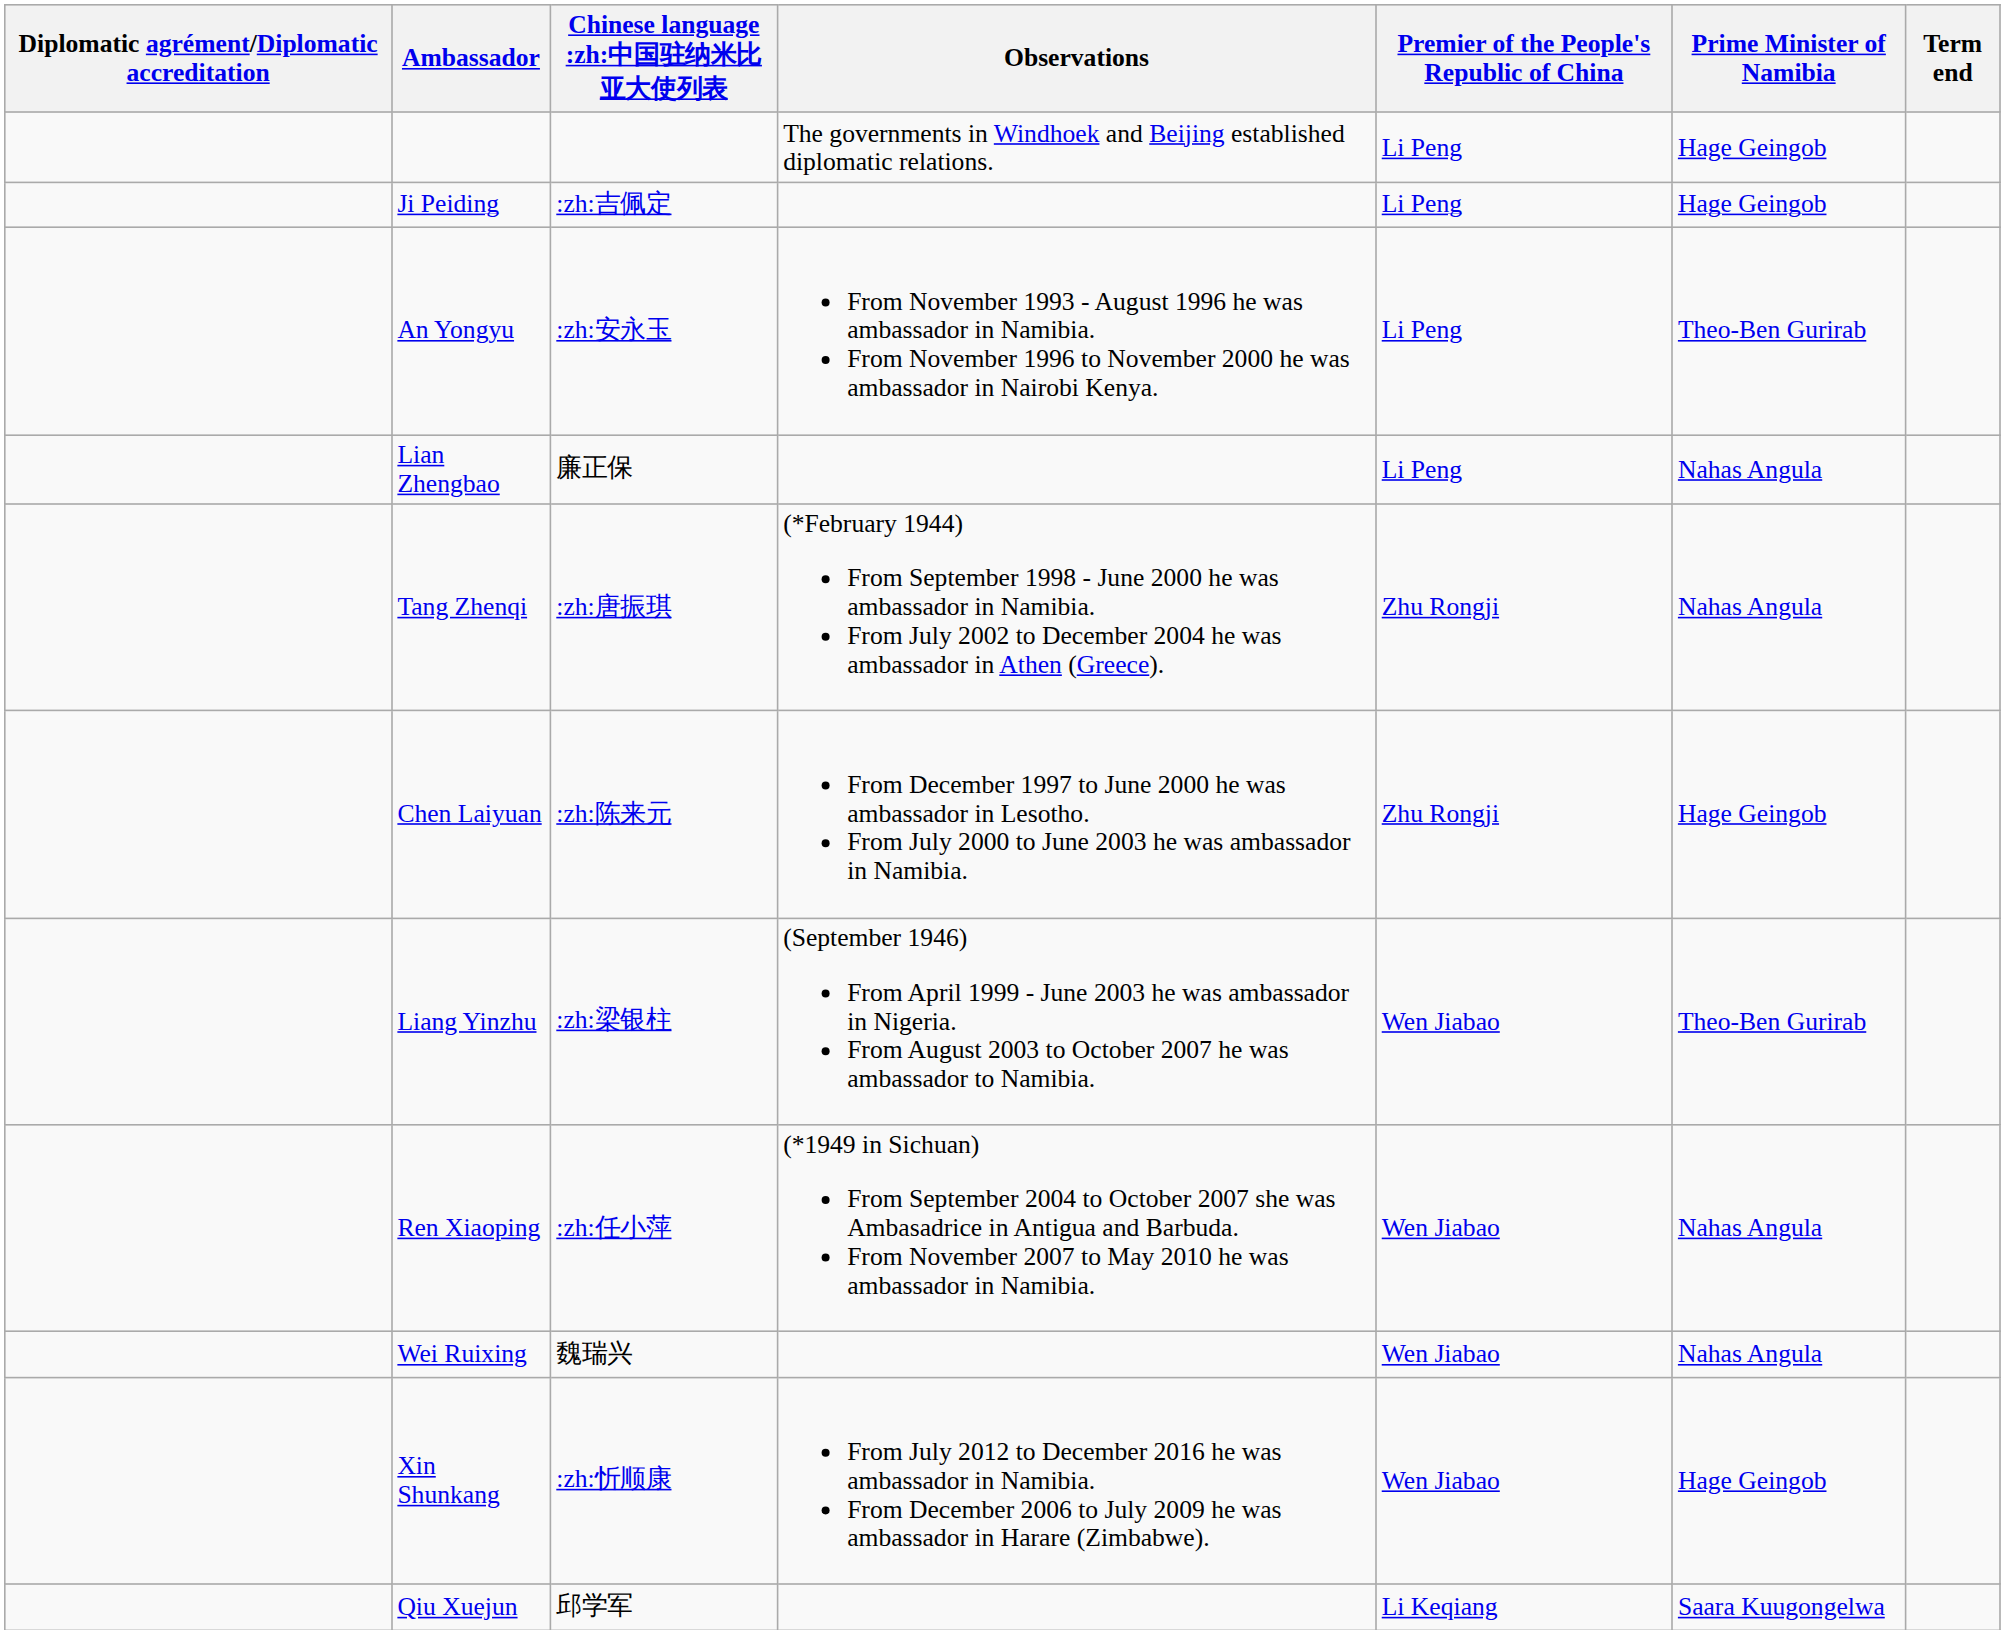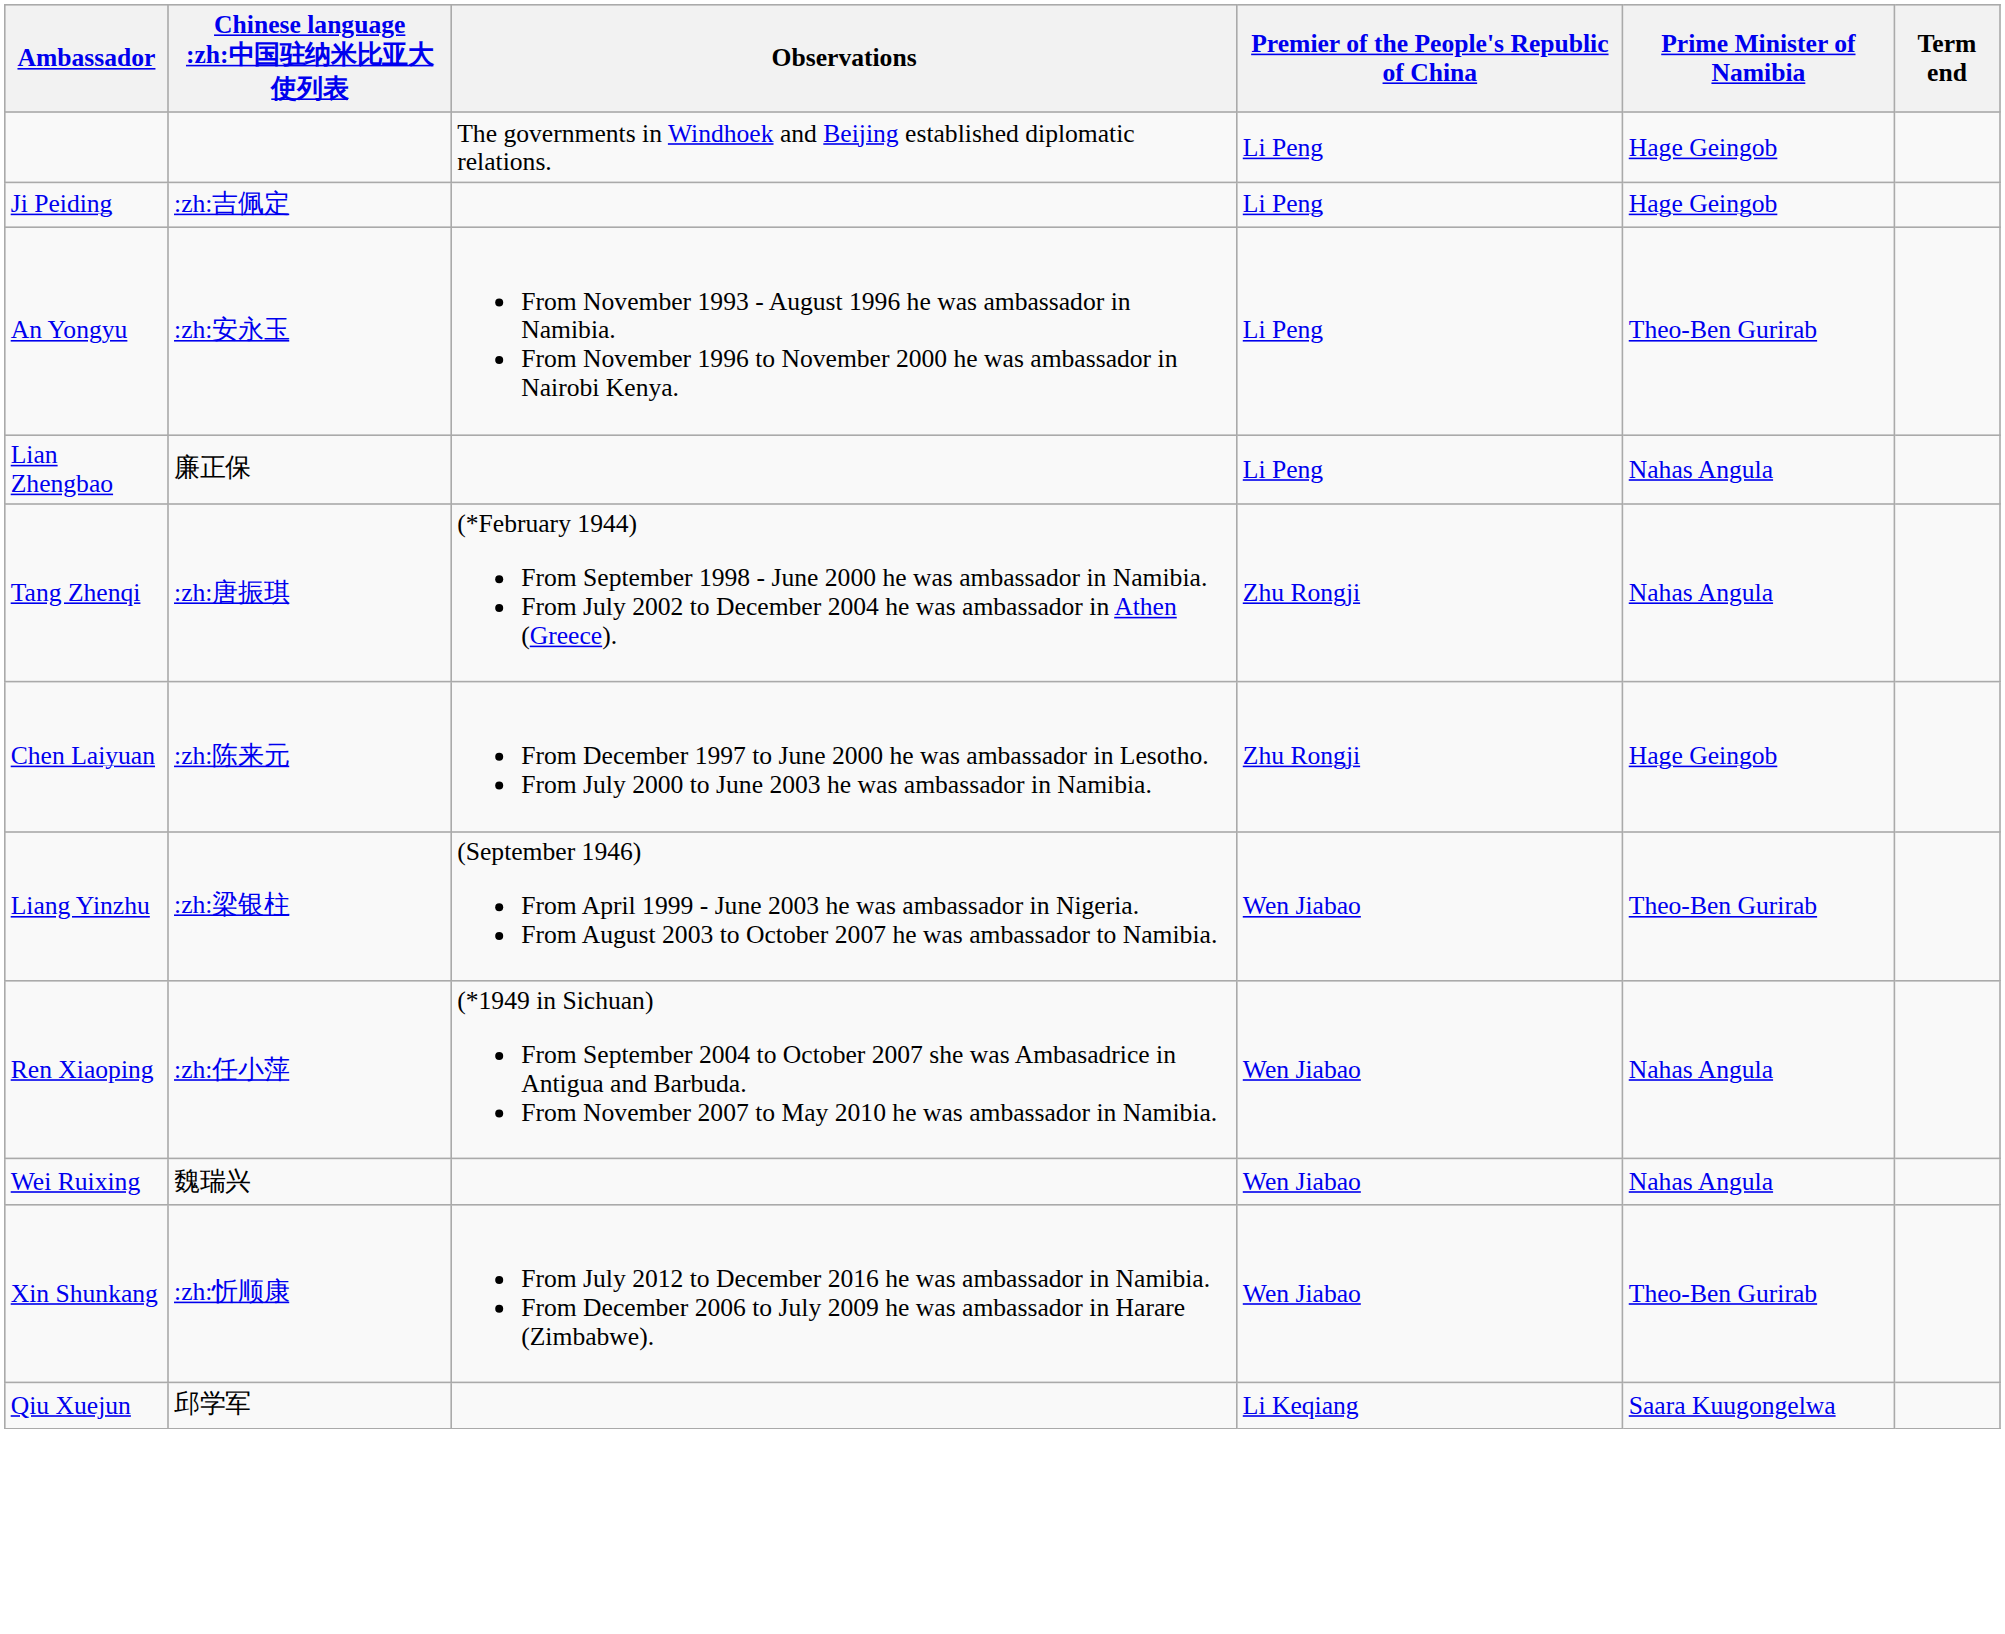- column: (198, 58)
(1752, 1480) Hage Geingob -> (1723, 1293) Theo-Ben Gurirab
